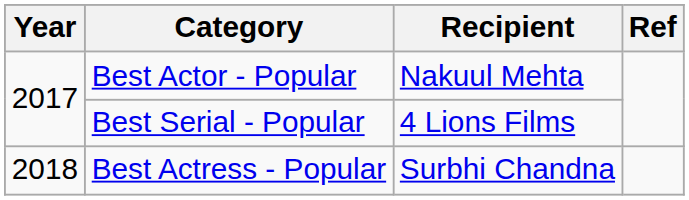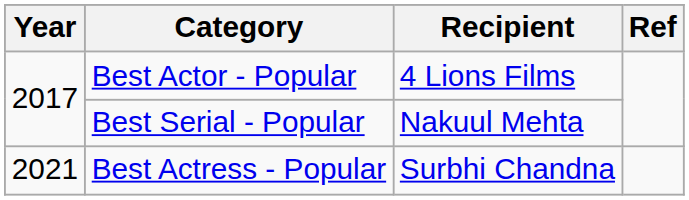(492, 75) Nakuul Mehta -> (488, 75) 4 Lions Films
(488, 122) 4 Lions Films -> (492, 122) Nakuul Mehta
(45, 169) 2018 -> (45, 169) 2021
